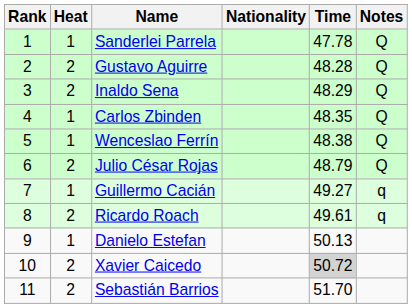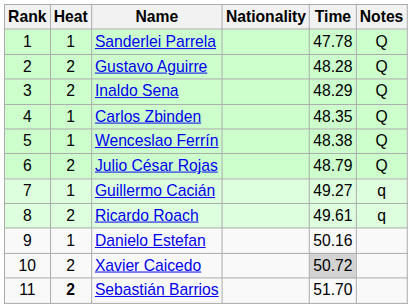(333, 240) 50.13 -> (333, 240) 50.16
(71, 290) normal -> (71, 290) bold
